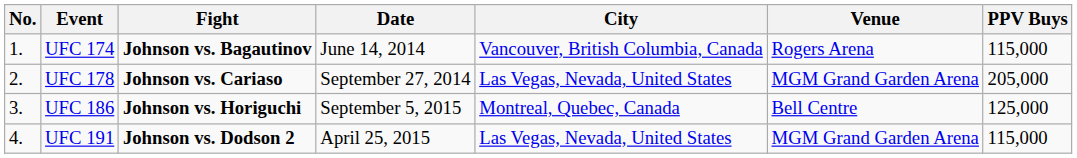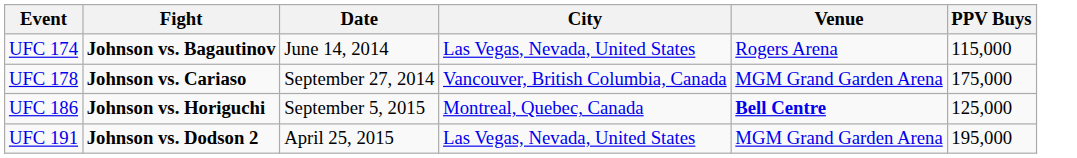- column: (23, 19)
(621, 49) Vancouver, British Columbia, Canada -> (569, 49) Las Vegas, Nevada, United States
(605, 78) Las Vegas, Nevada, United States -> (585, 78) Vancouver, British Columbia, Canada
(1018, 78) 205,000 -> (982, 78) 175,000
(814, 108) normal -> (781, 108) bold
(1018, 138) 115,000 -> (982, 138) 195,000
